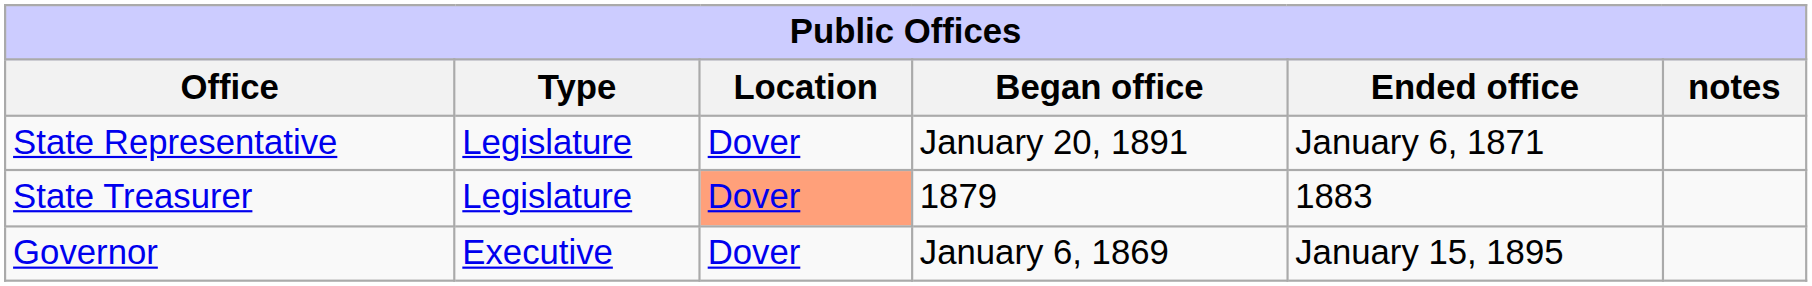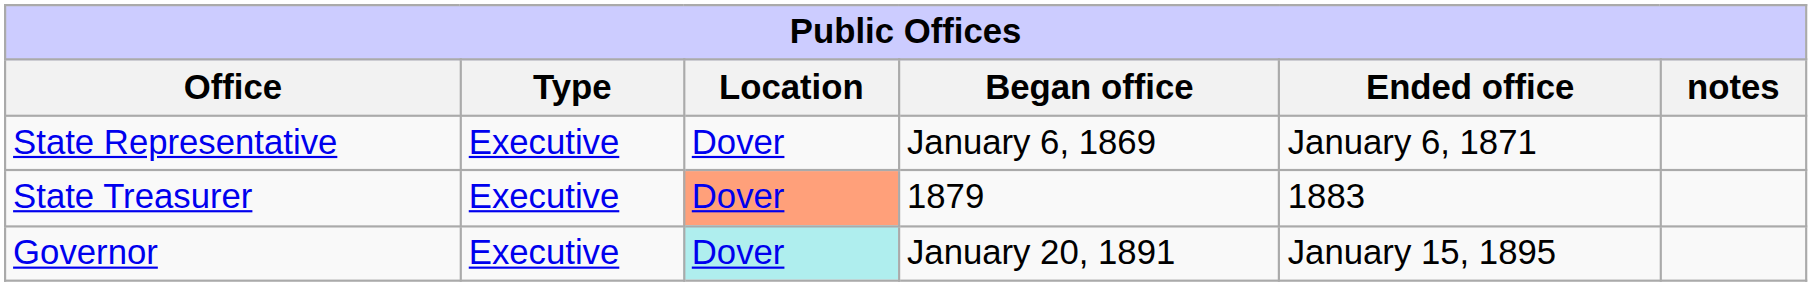(547, 142) Legislature -> (544, 142) Executive
(1054, 142) January 20, 1891 -> (1031, 142) January 6, 1869
(547, 197) Legislature -> (544, 197) Executive
(754, 252) no background -> (738, 252) paleturquoise background
(1044, 252) January 6, 1869 -> (1041, 252) January 20, 1891
